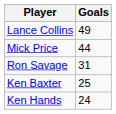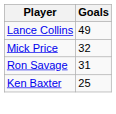(84, 48) 44 -> (84, 48) 32
- row: (34, 100)
